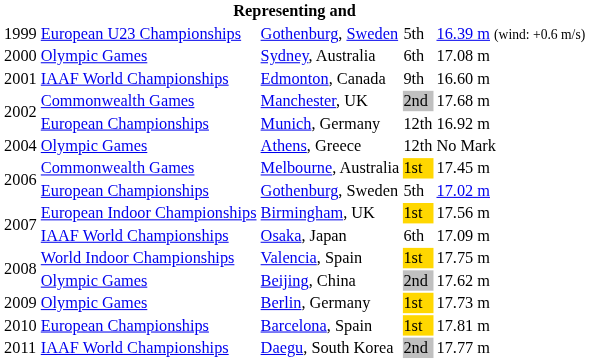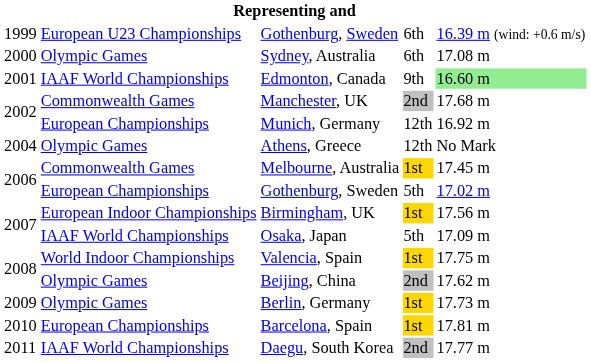(414, 33) 5th -> (414, 33) 6th
(463, 78) no background -> (463, 78) lightgreen background
(414, 235) 6th -> (414, 235) 5th
